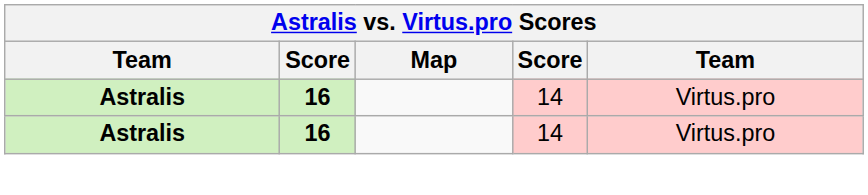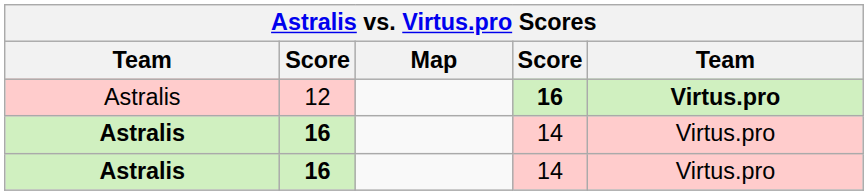+ row: (318, 97)
